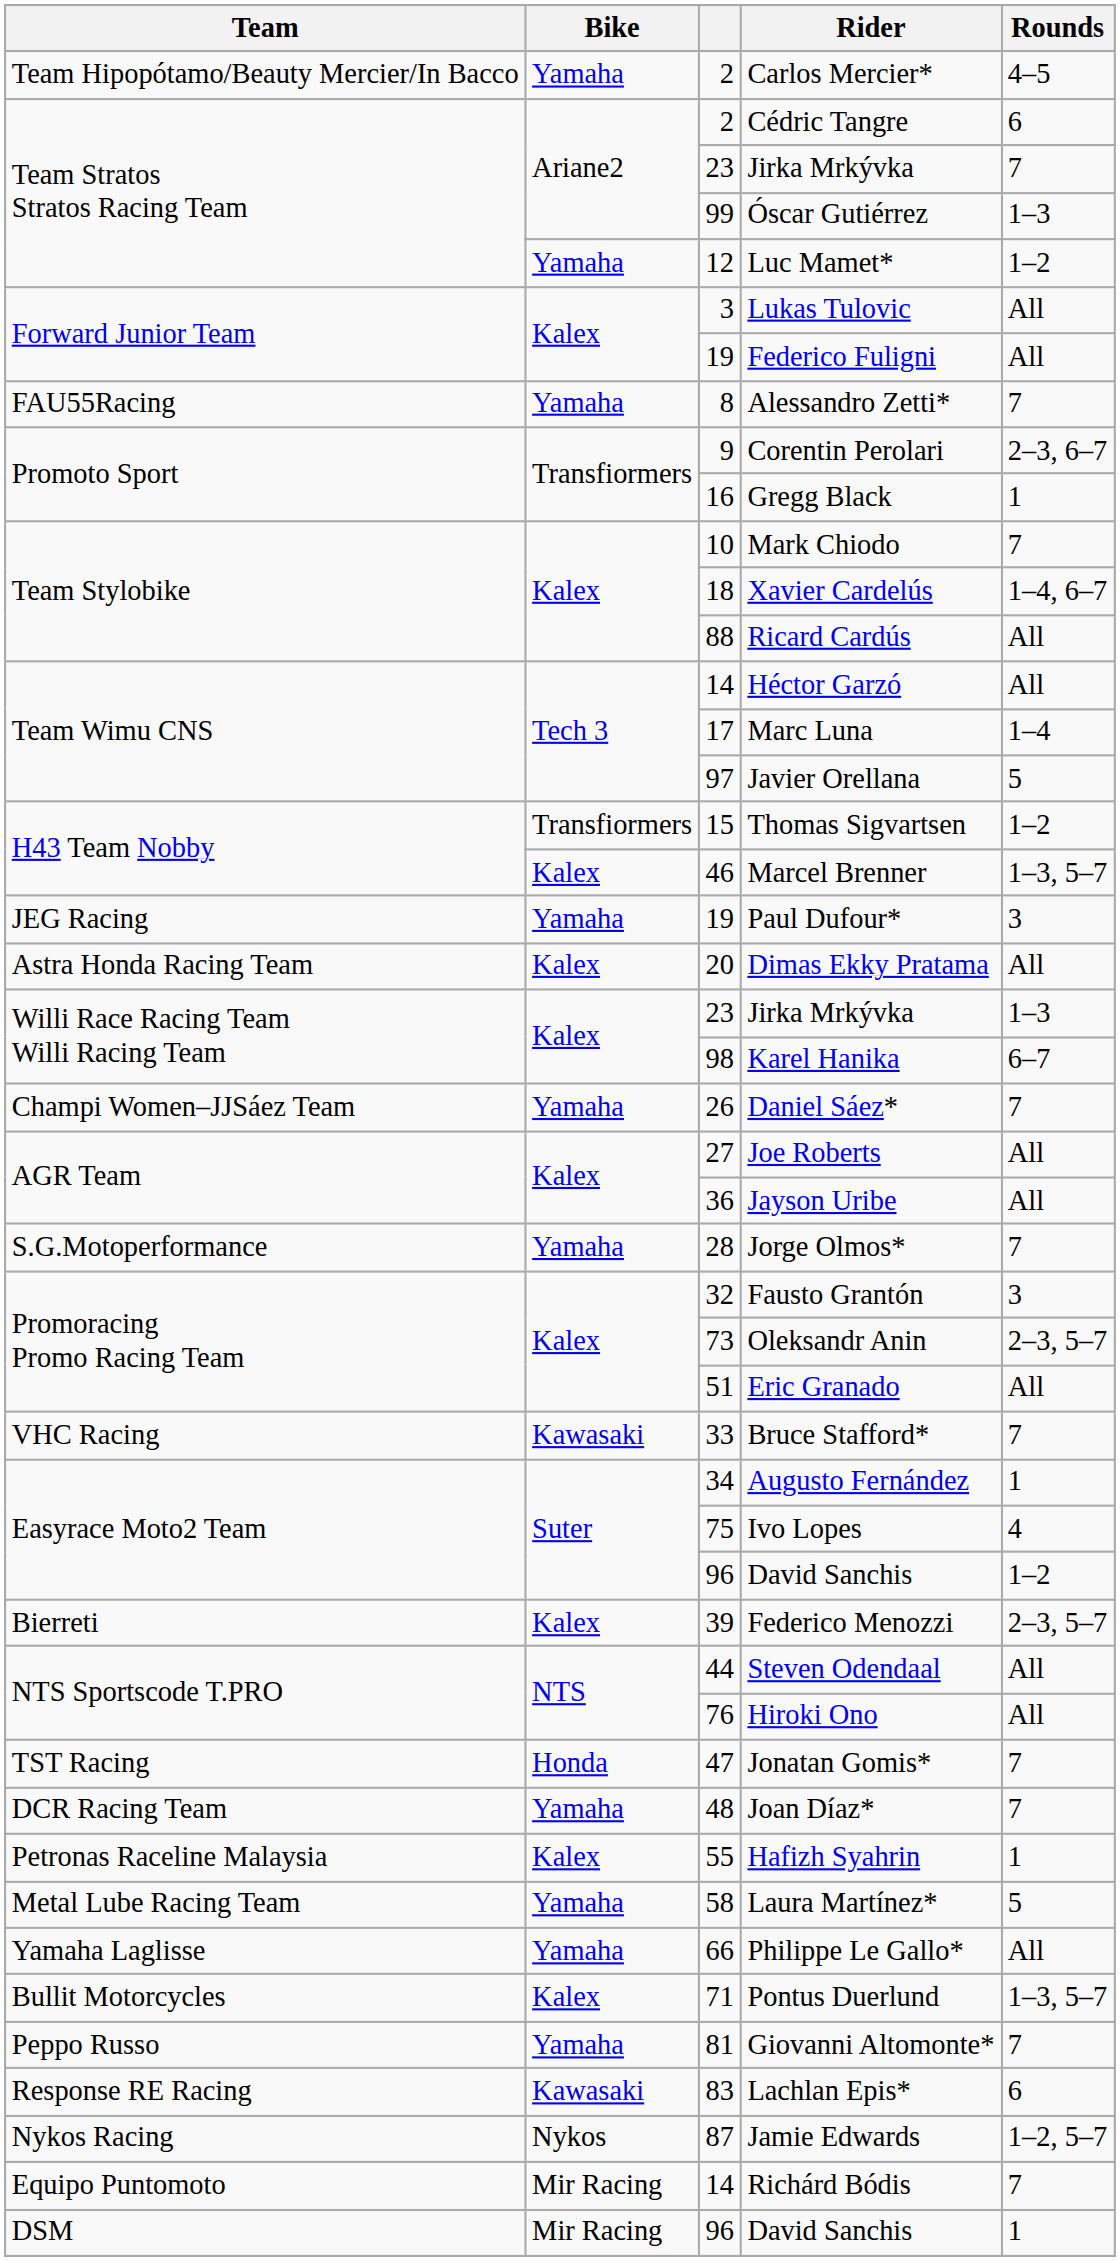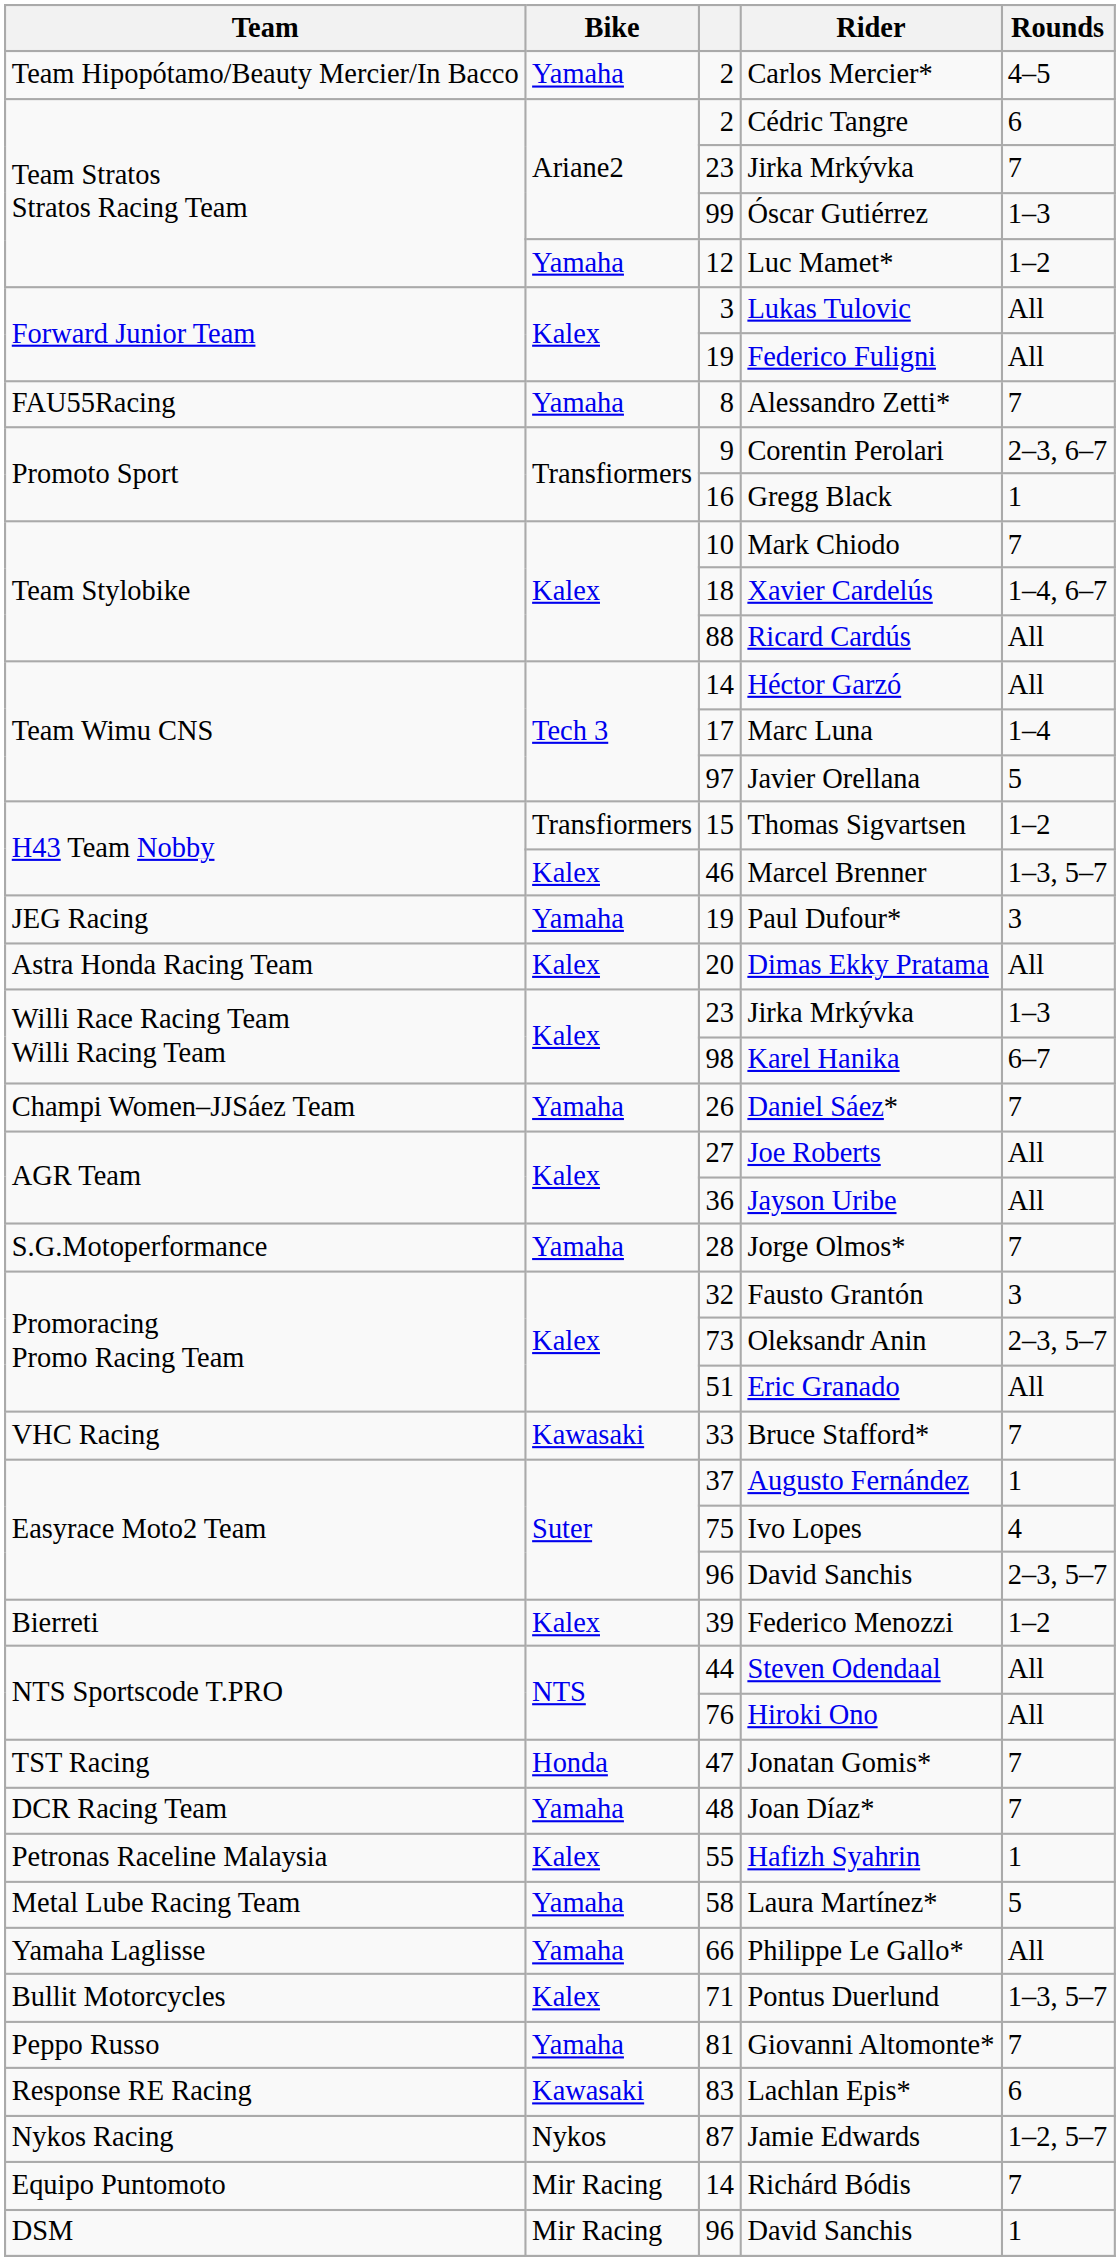(720, 1481) 34 -> (720, 1481) 37
(1029, 1575) 1–2 -> (1058, 1575) 2–3, 5–7
(1058, 1621) 2–3, 5–7 -> (1029, 1621) 1–2
